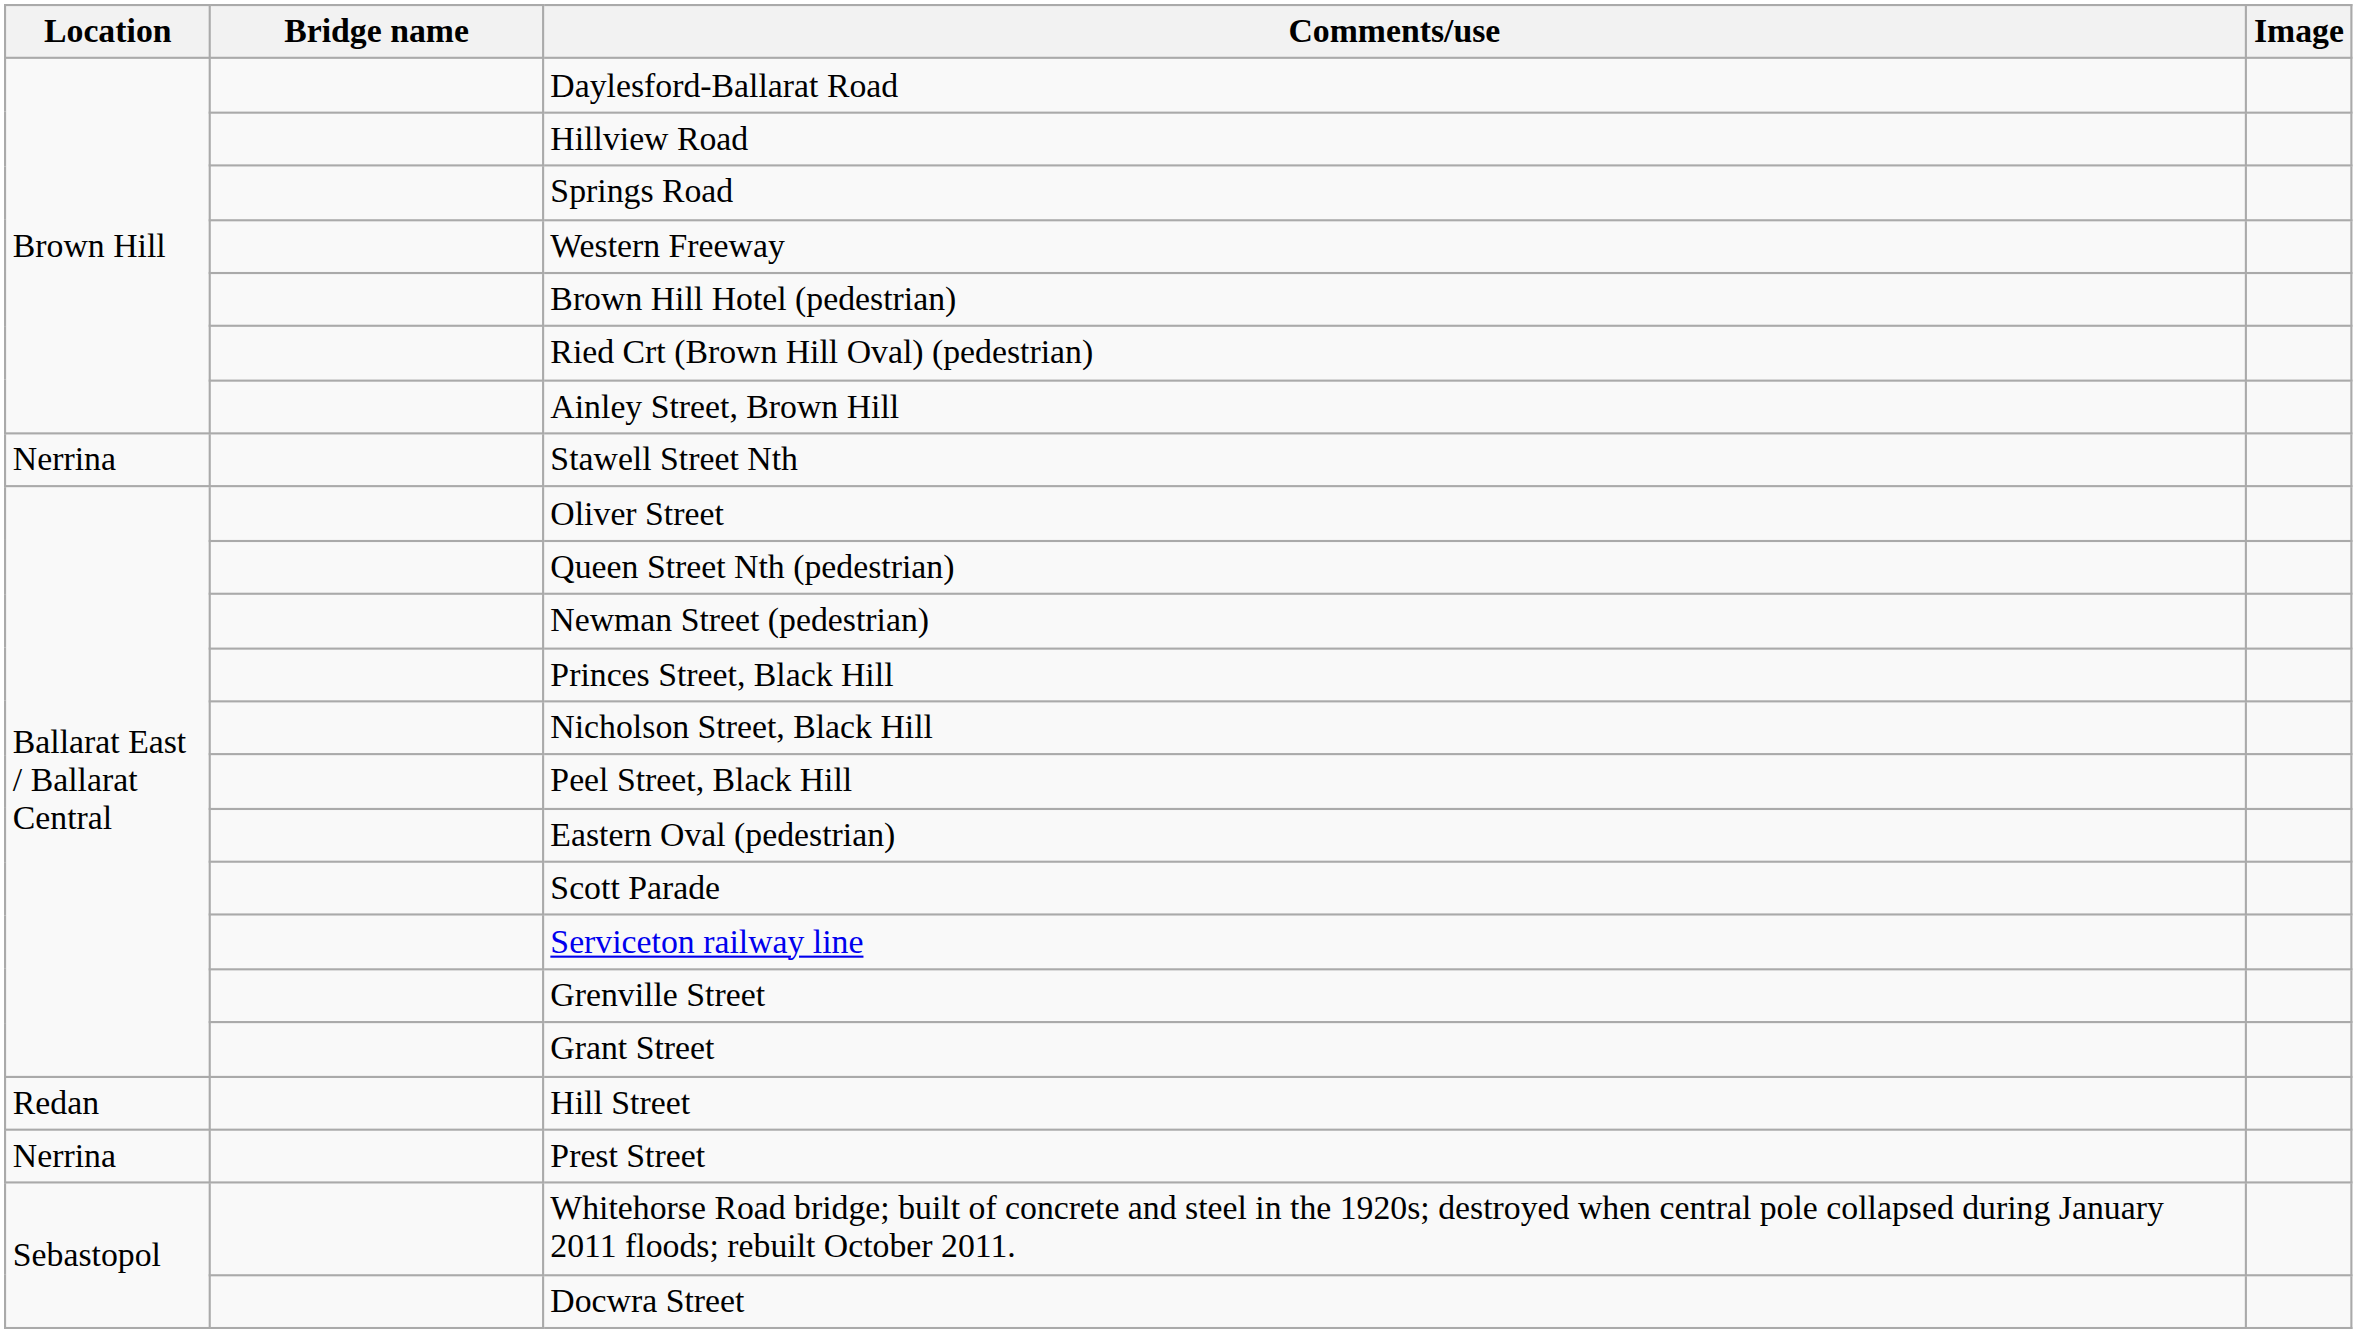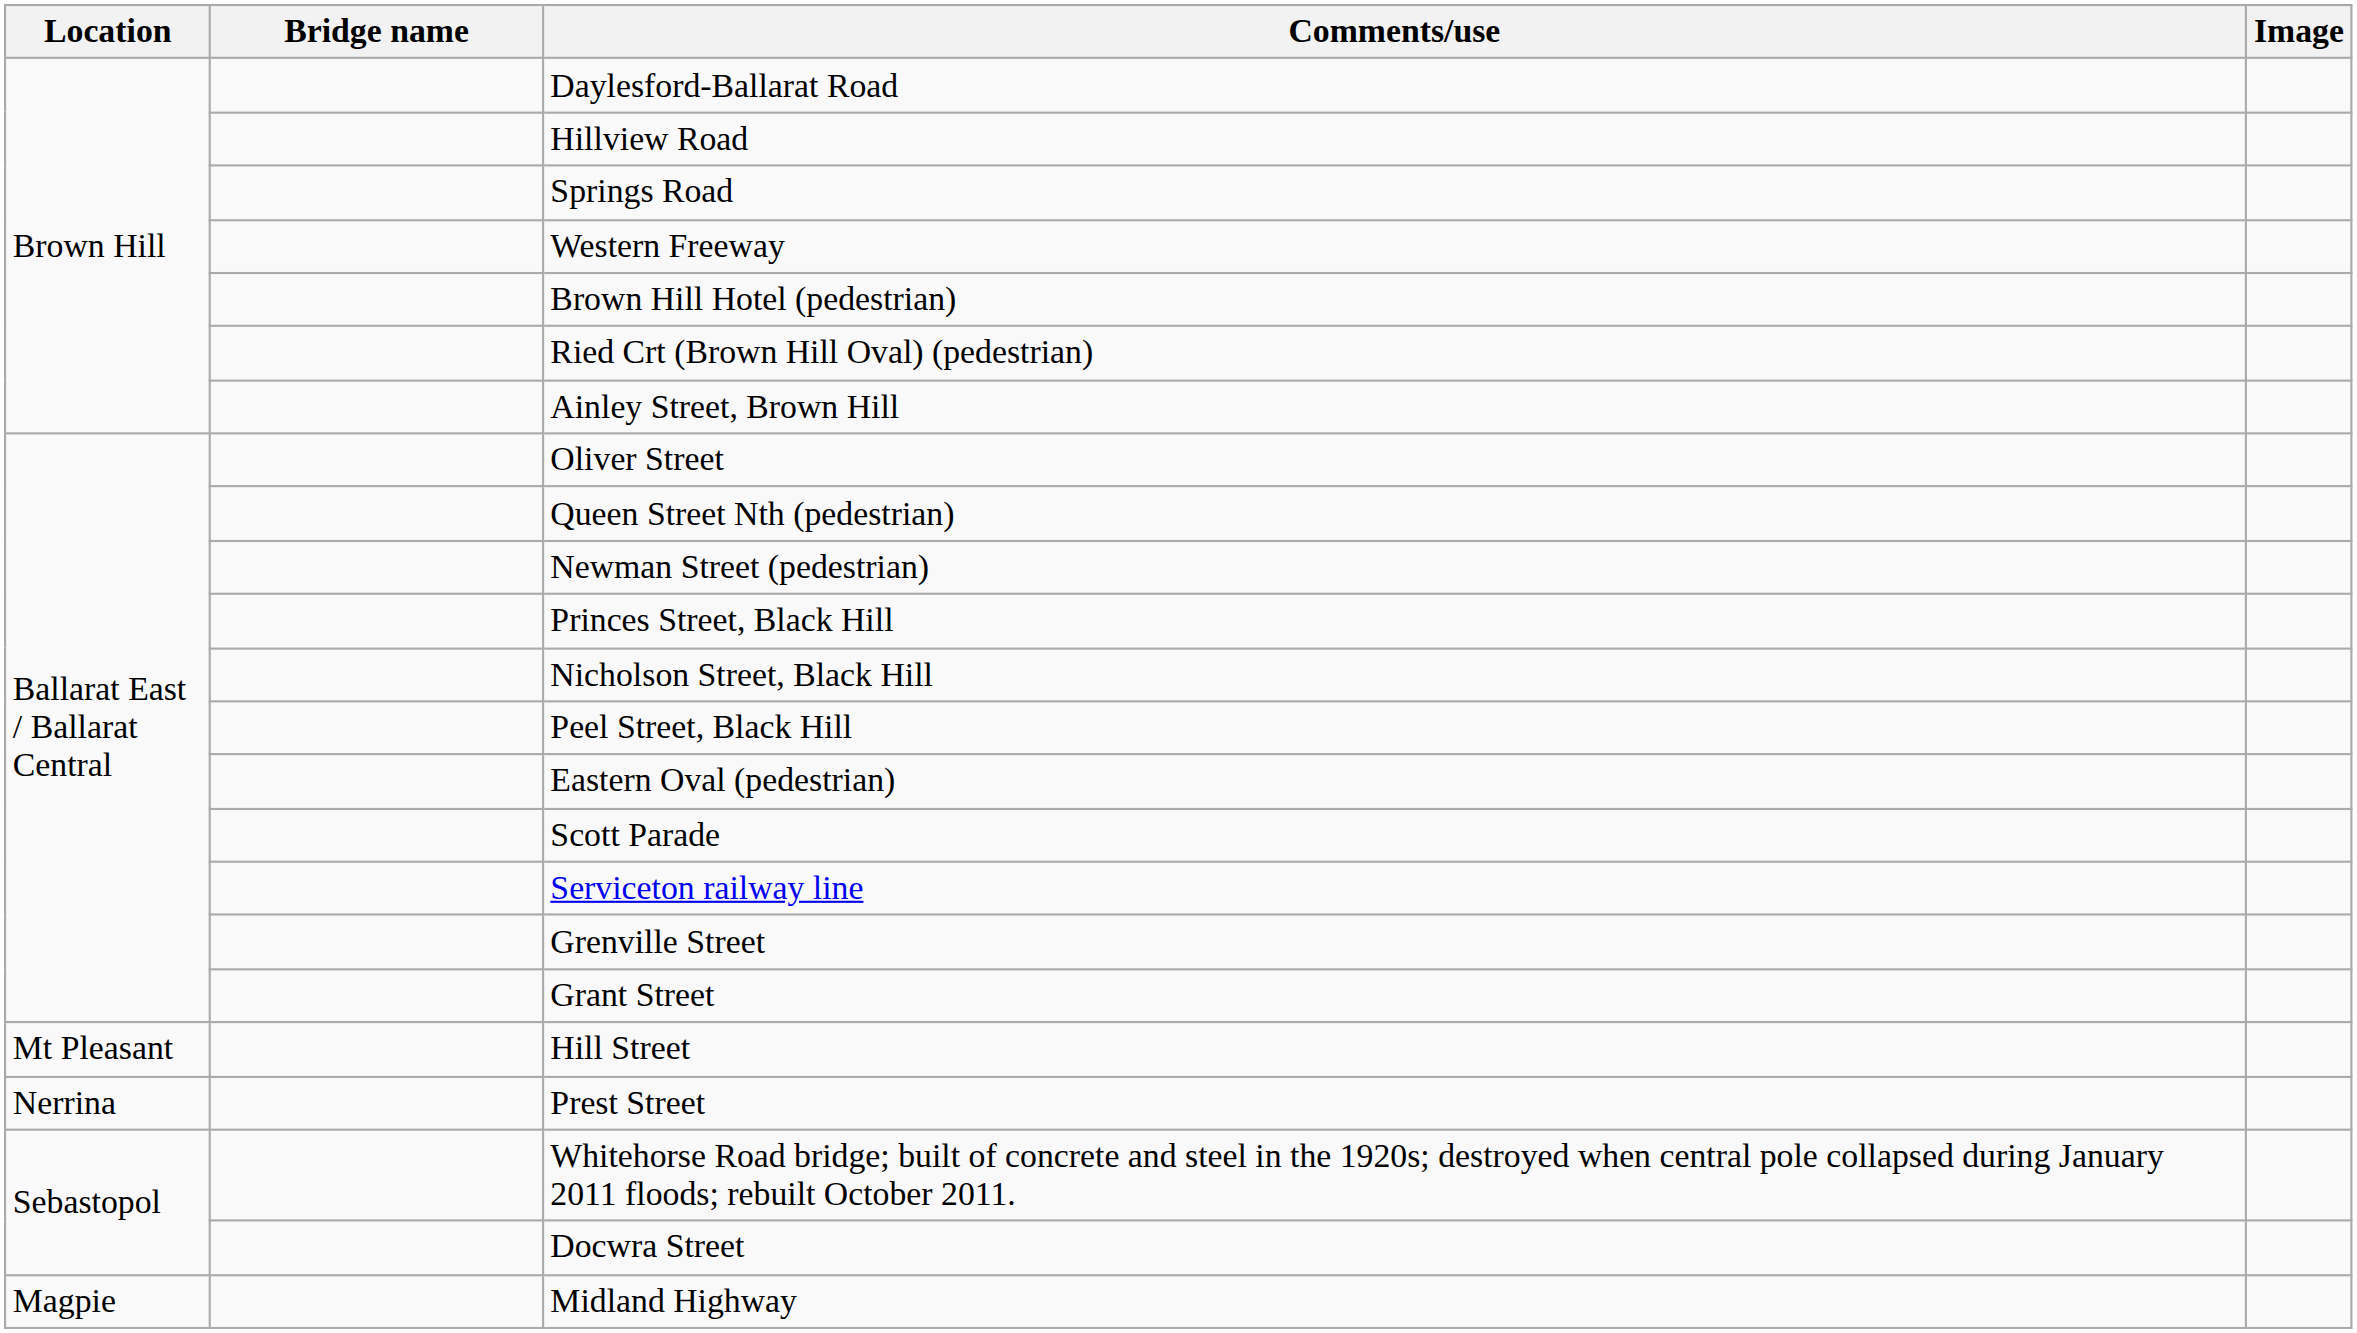- row: (674, 459)
(56, 1102) Redan -> (93, 1048) Mt Pleasant
+ row: (674, 1300)
